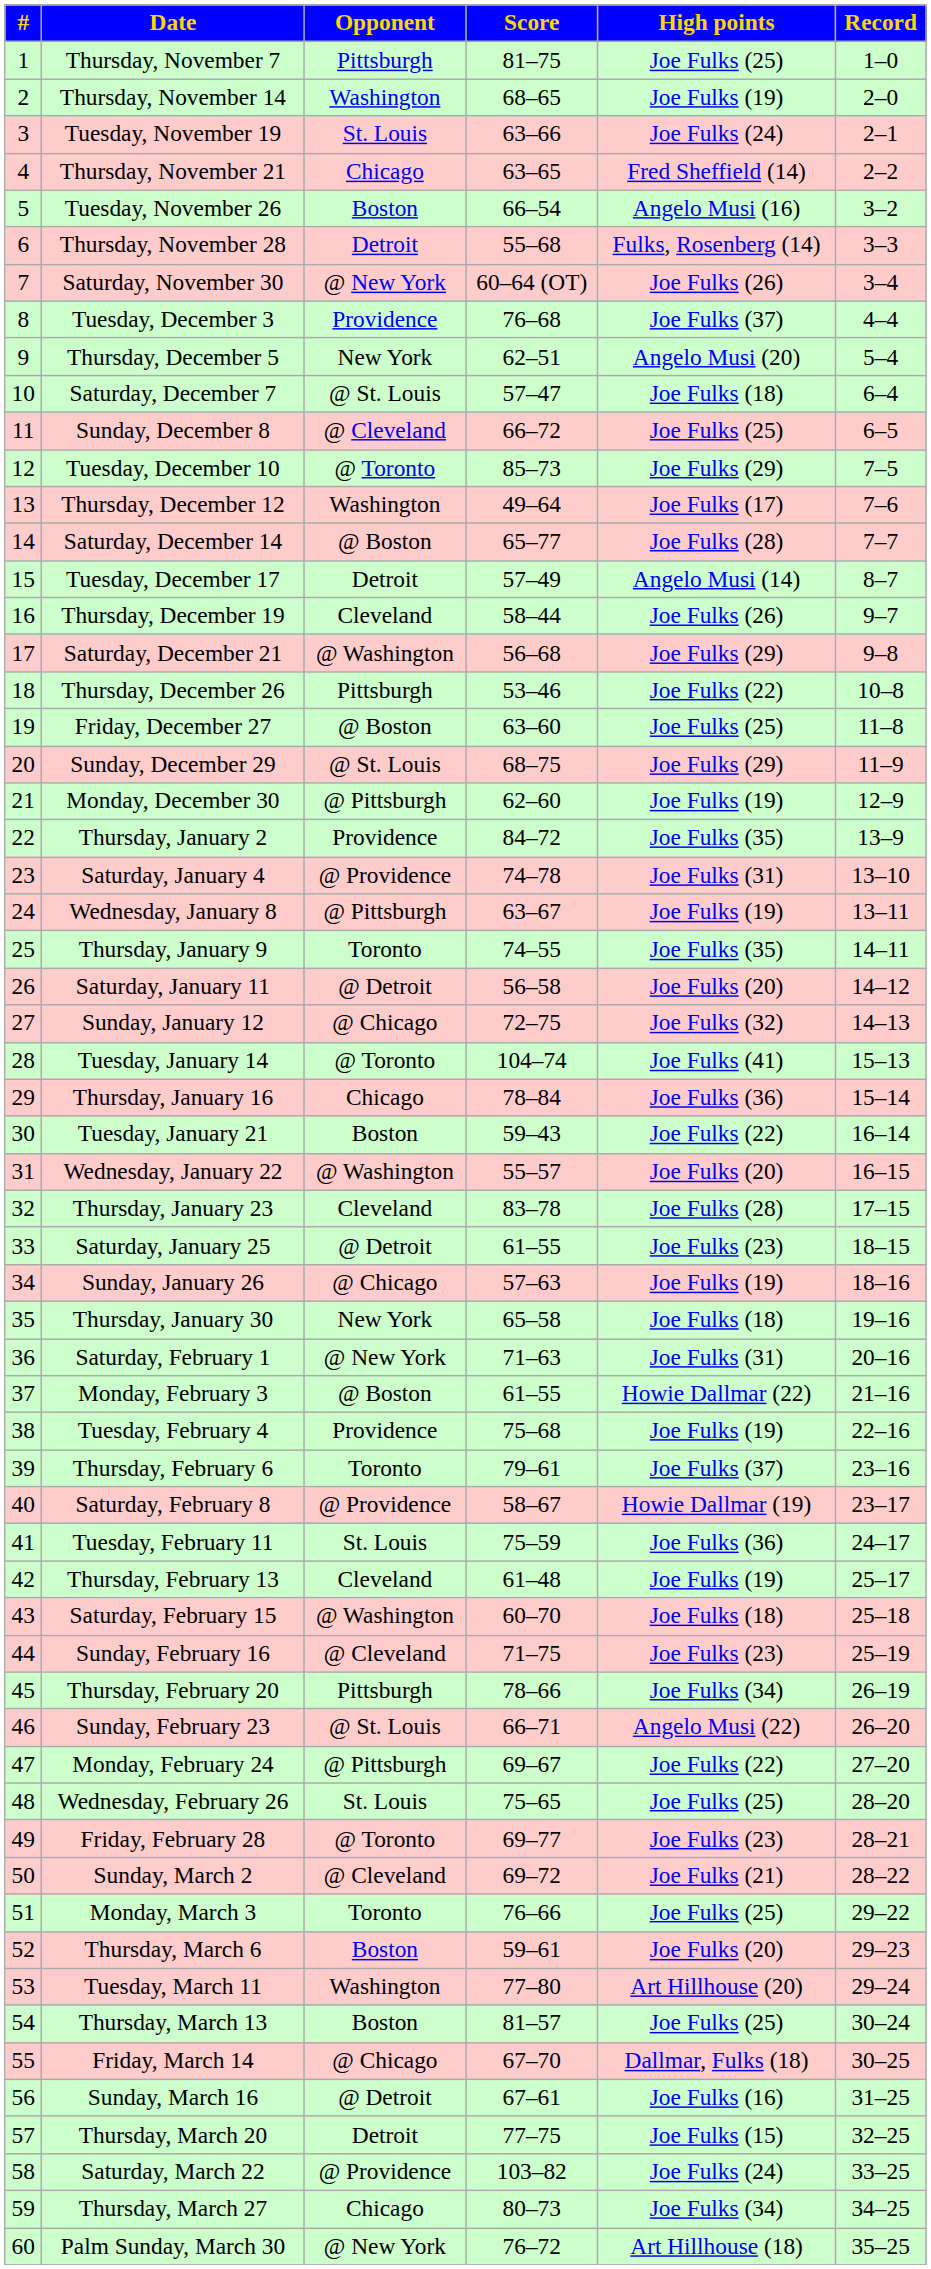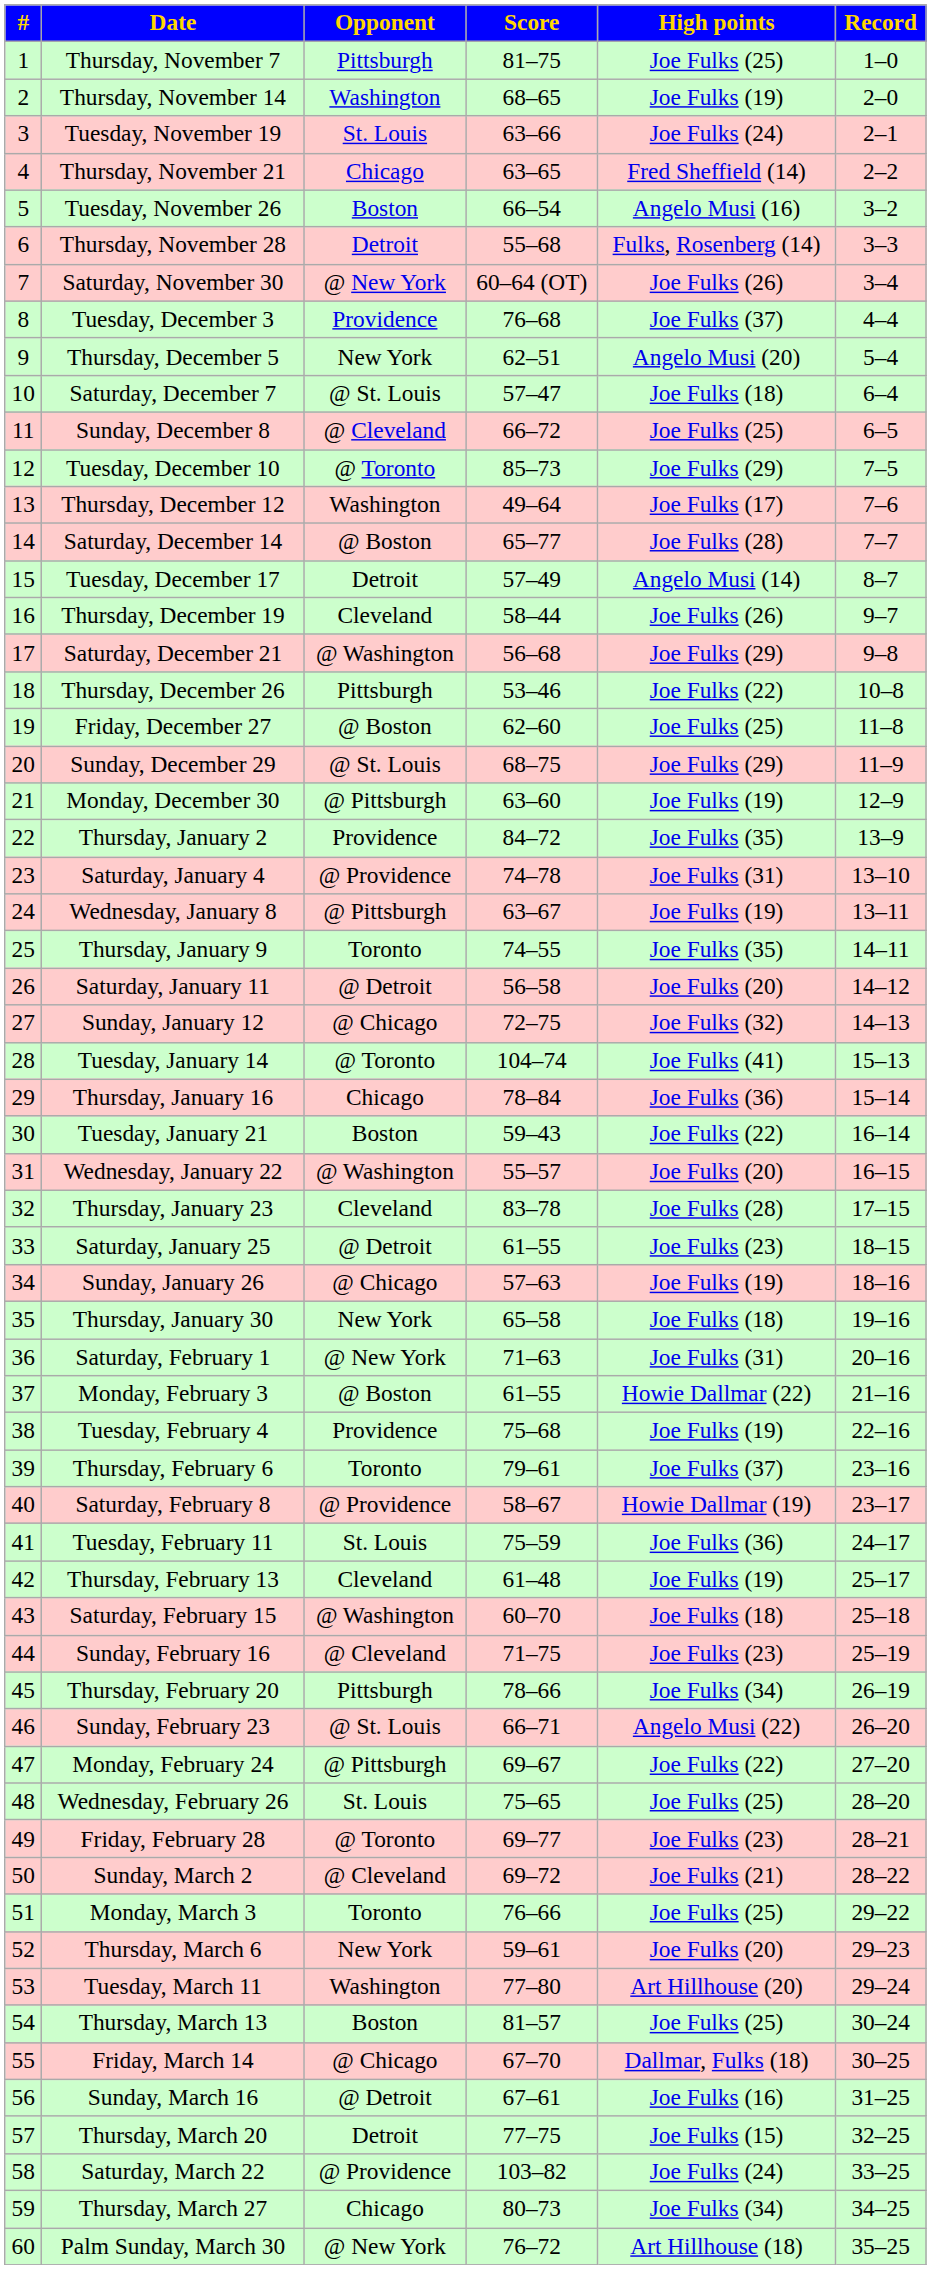(532, 726) 63–60 -> (532, 726) 62–60
(532, 801) 62–60 -> (532, 801) 63–60
(385, 1949) Boston -> (385, 1949) New York
